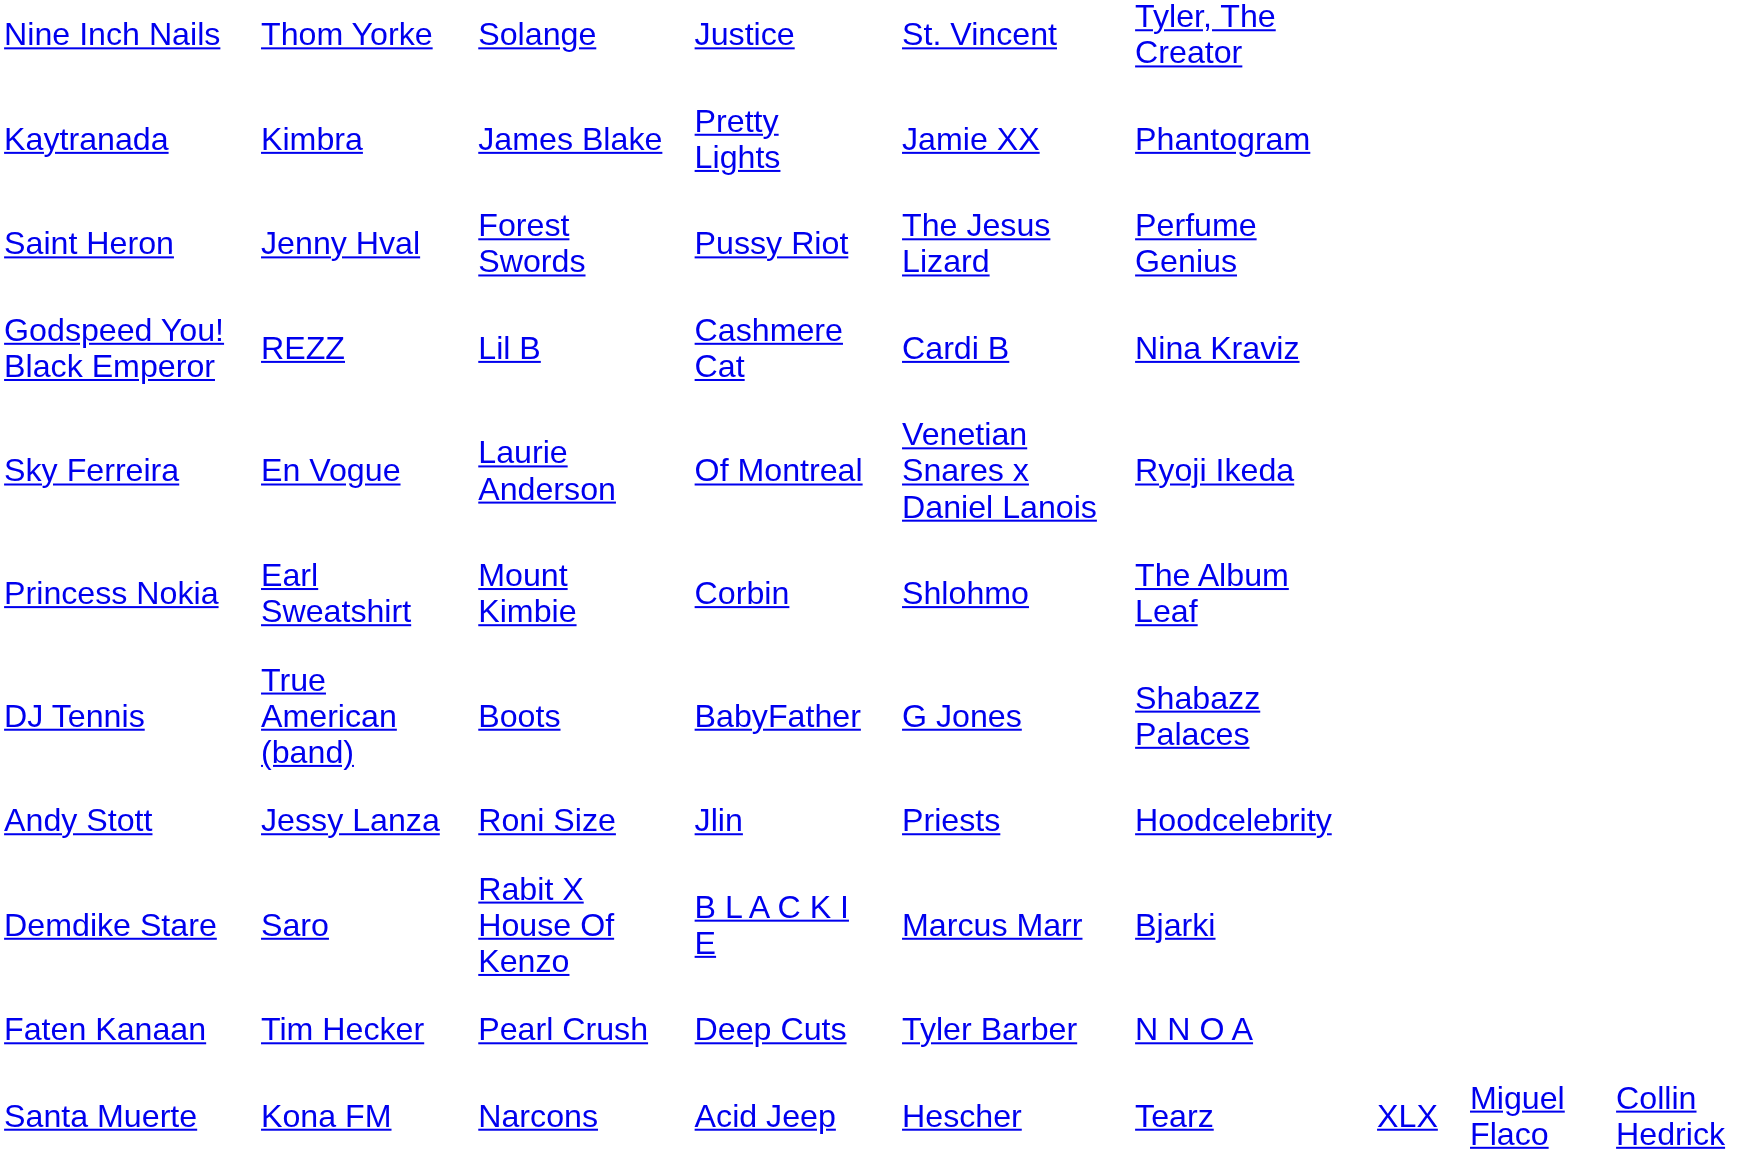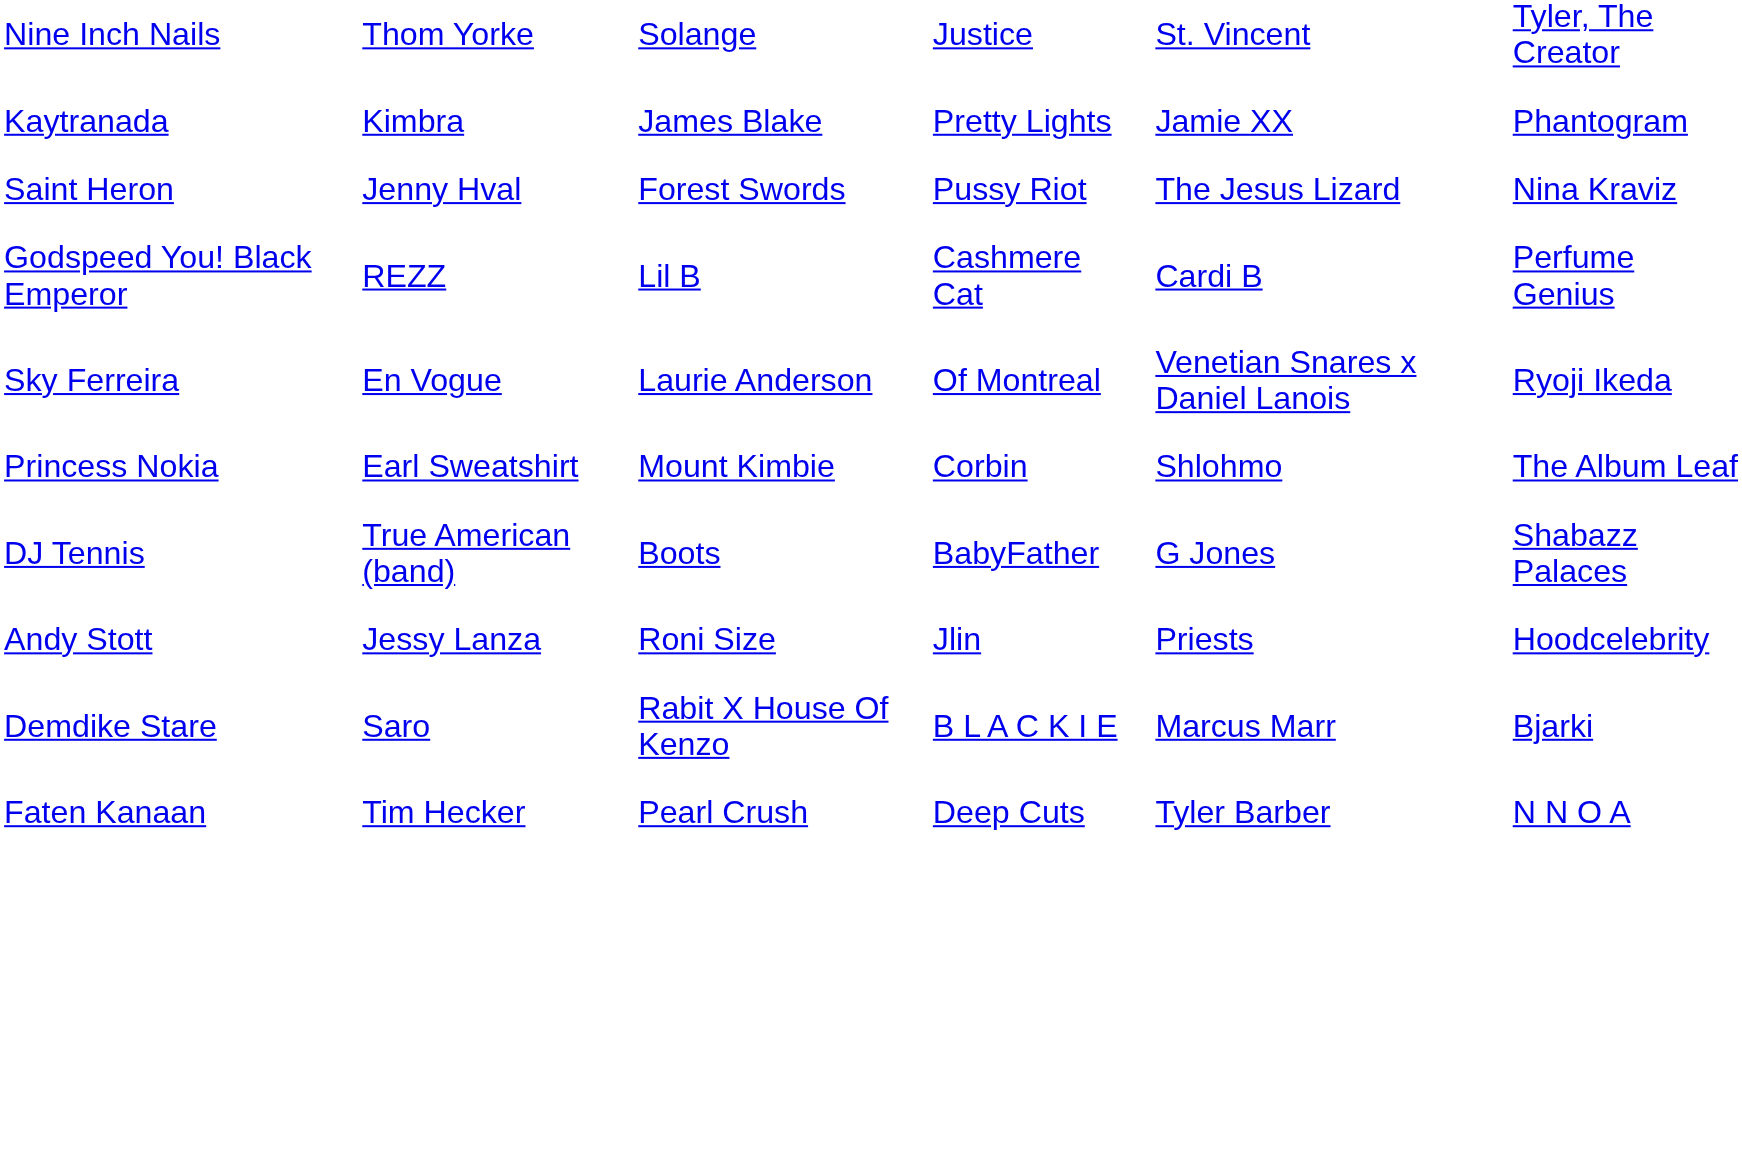(1196, 243) Perfume Genius -> (1595, 189) Nina Kraviz
(1217, 348) Nina Kraviz -> (1573, 275) Perfume Genius
- row: (101, 1116)
